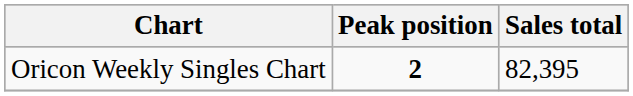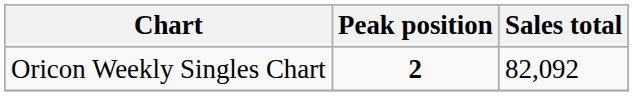(542, 68) 82,395 -> (542, 68) 82,092
